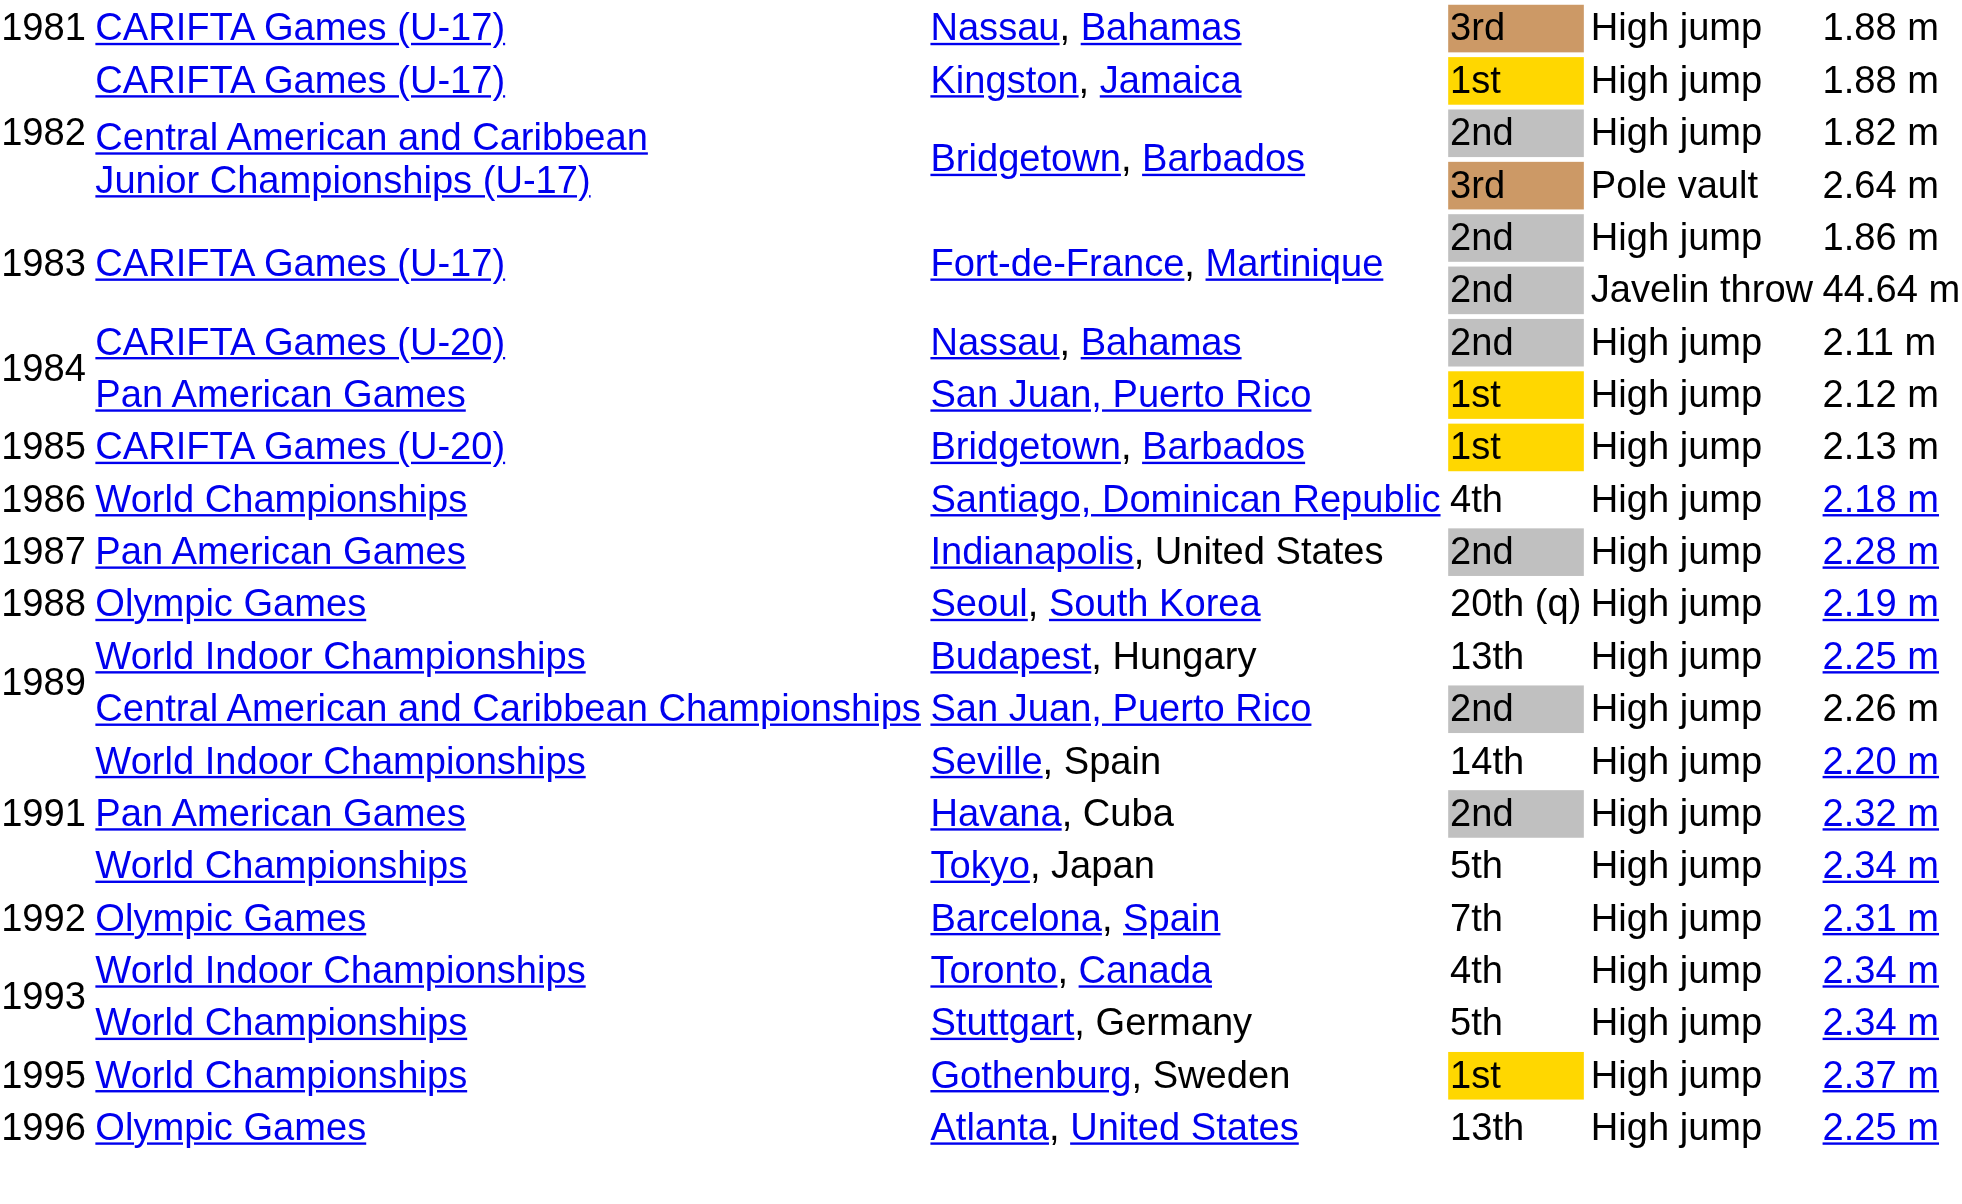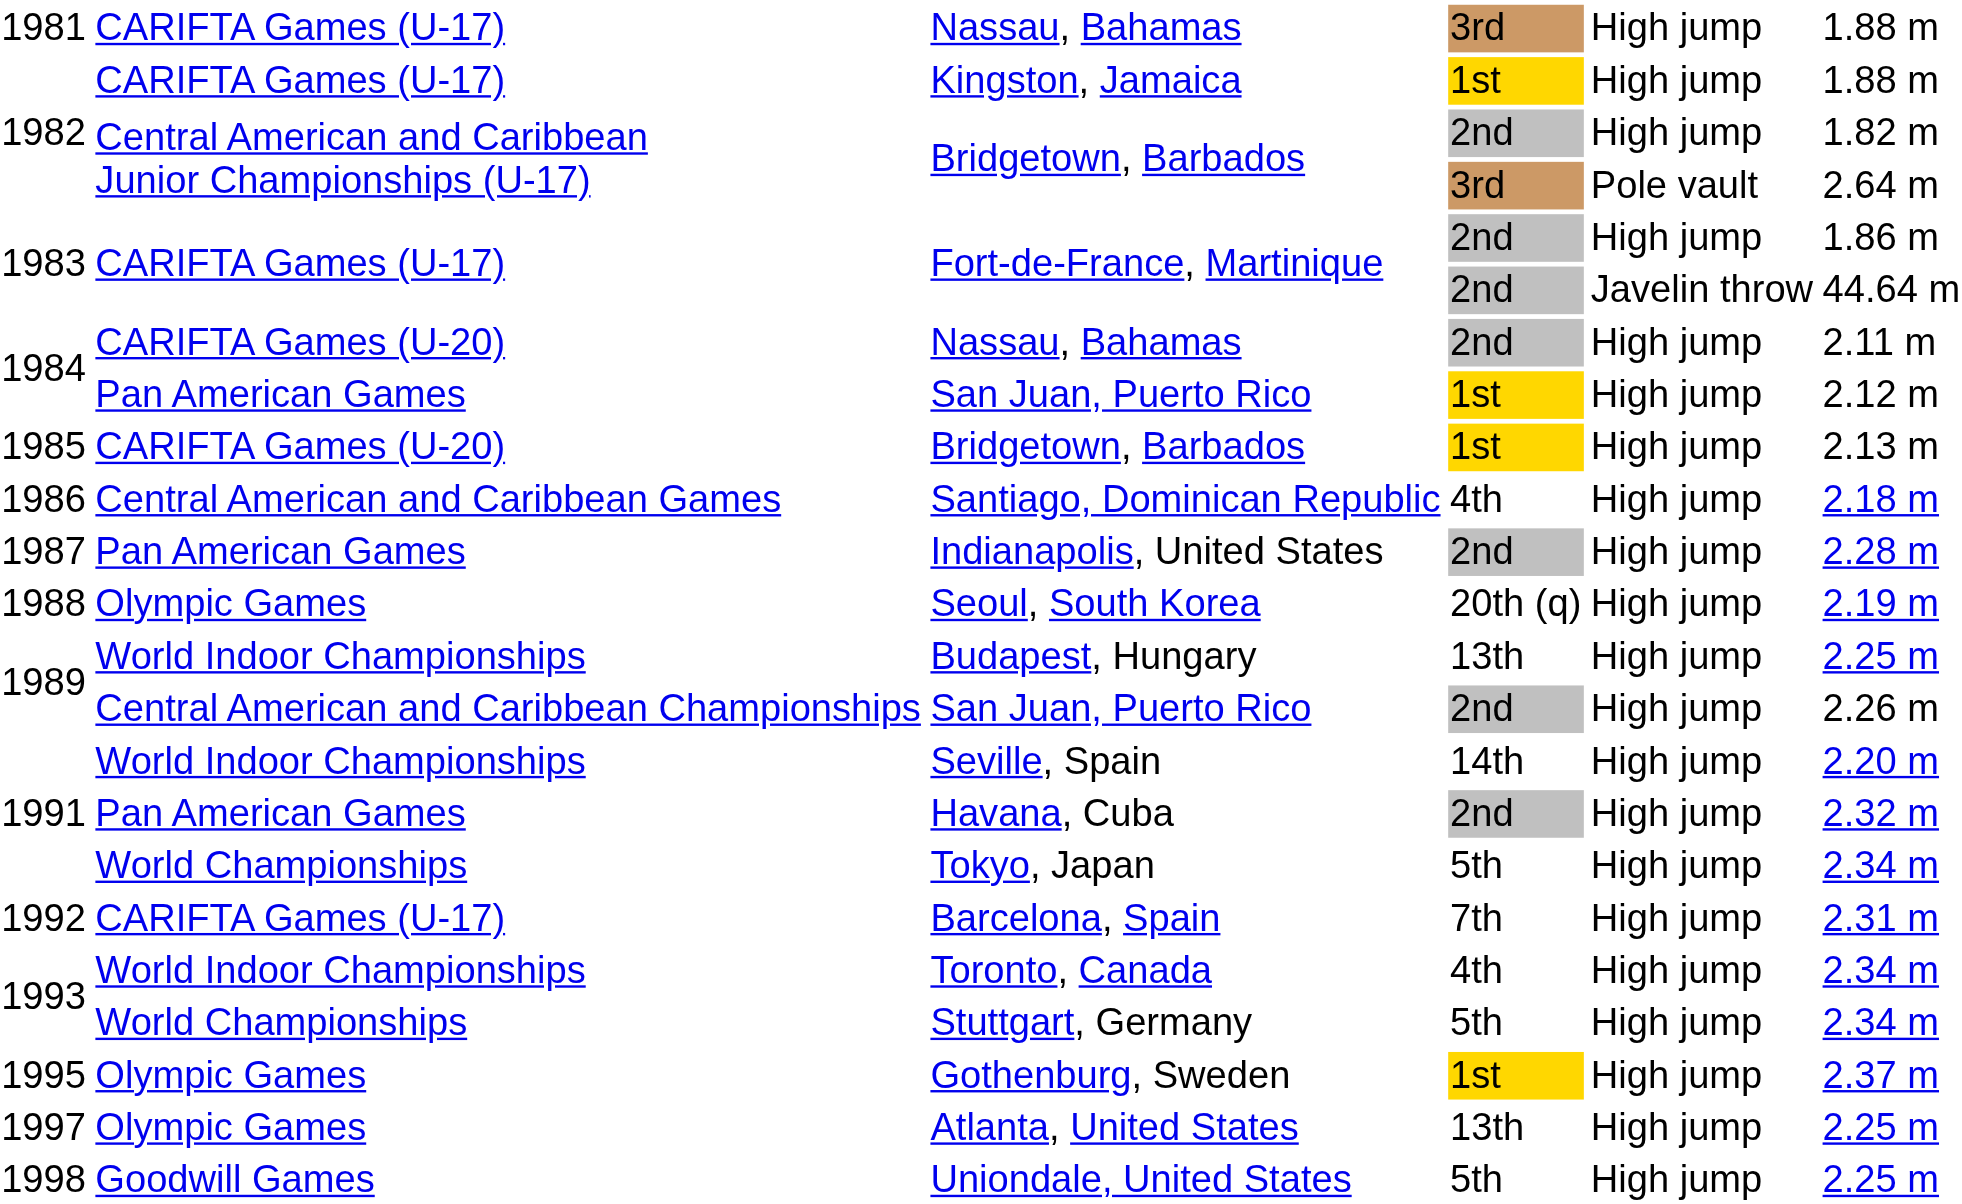(281, 499) World Championships -> (438, 499) Central American and Caribbean Games
(231, 917) Olympic Games -> (300, 917) CARIFTA Games (U-17)
(281, 1075) World Championships -> (231, 1075) Olympic Games
(43, 1127) 1996 -> (43, 1127) 1997
+ row: (1141, 1179)
